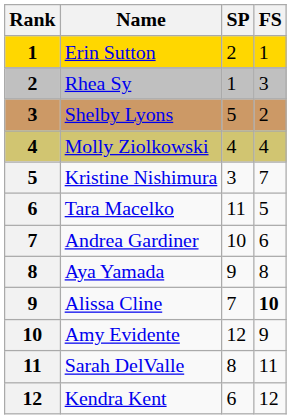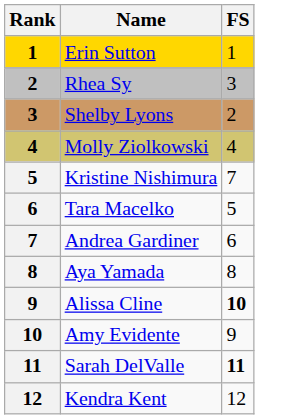- column: (238, 20)
(268, 366) normal -> (236, 366) bold
